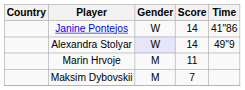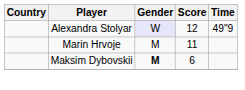- row: (92, 28)
(192, 45) 14 -> (192, 28) 12
(155, 77) normal -> (155, 61) bold
(192, 77) 7 -> (192, 61) 6
